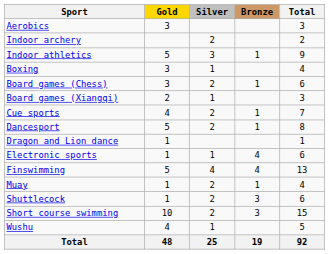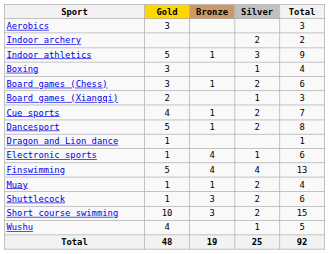columns swapped: (212, 12) <-> (257, 12)
